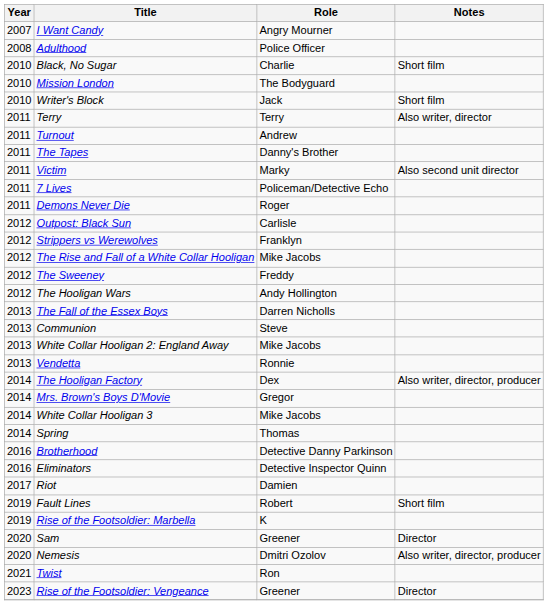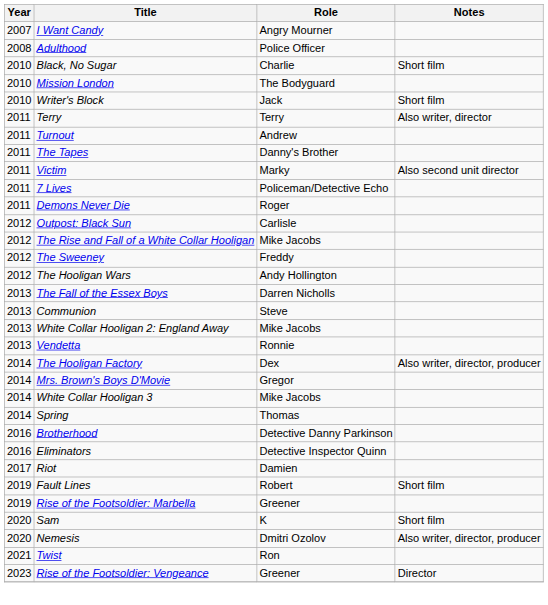- row: (97, 240)
(263, 521) K -> (280, 503) Greener
(280, 538) Greener -> (263, 521) K
(417, 538) Director -> (421, 521) Short film
